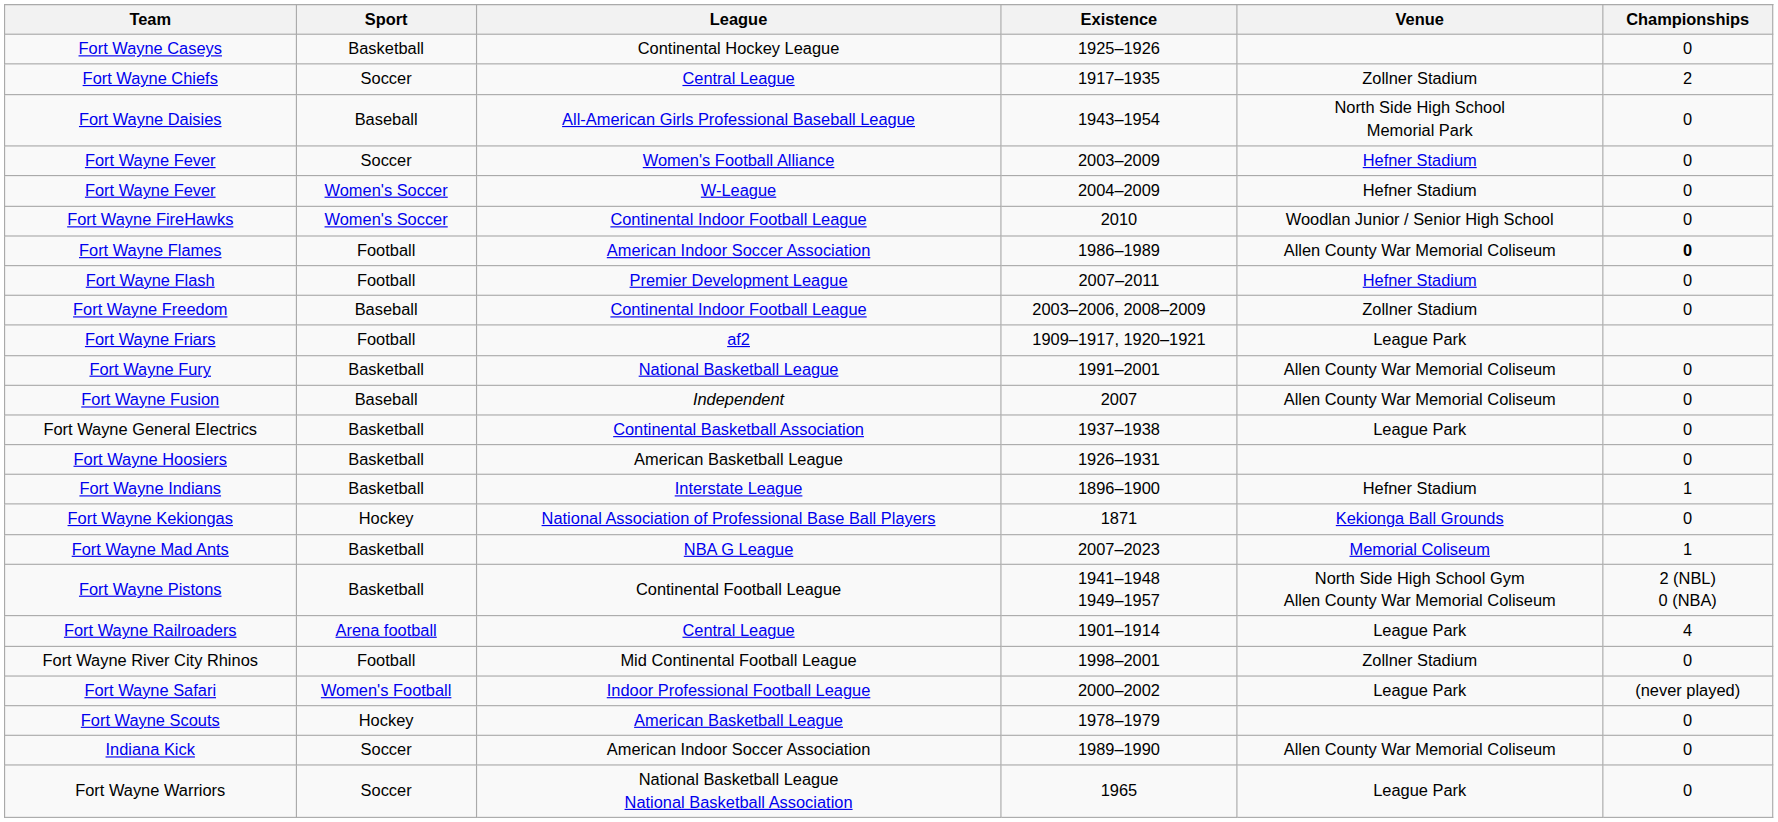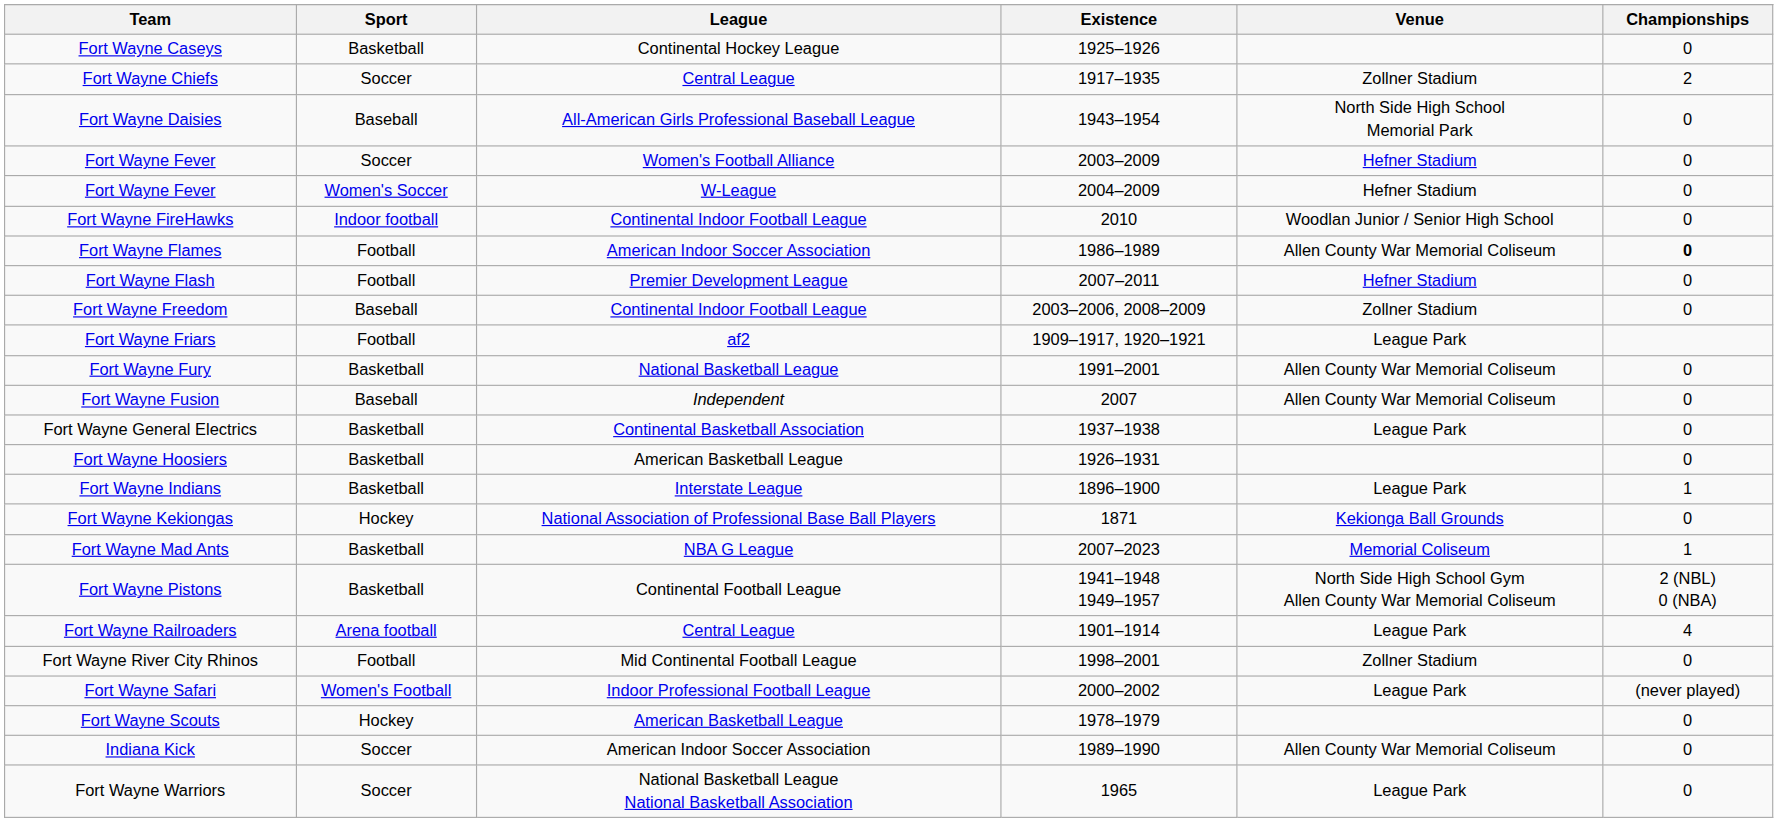(386, 220) Women's Soccer -> (386, 220) Indoor football
(1420, 489) Hefner Stadium -> (1420, 489) League Park
